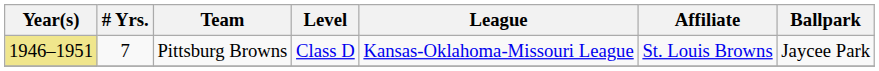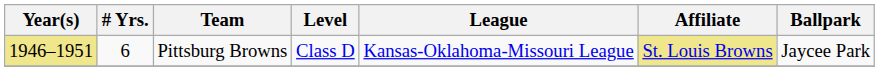(125, 50) 7 -> (125, 50) 6
(708, 50) no background -> (708, 50) khaki background
